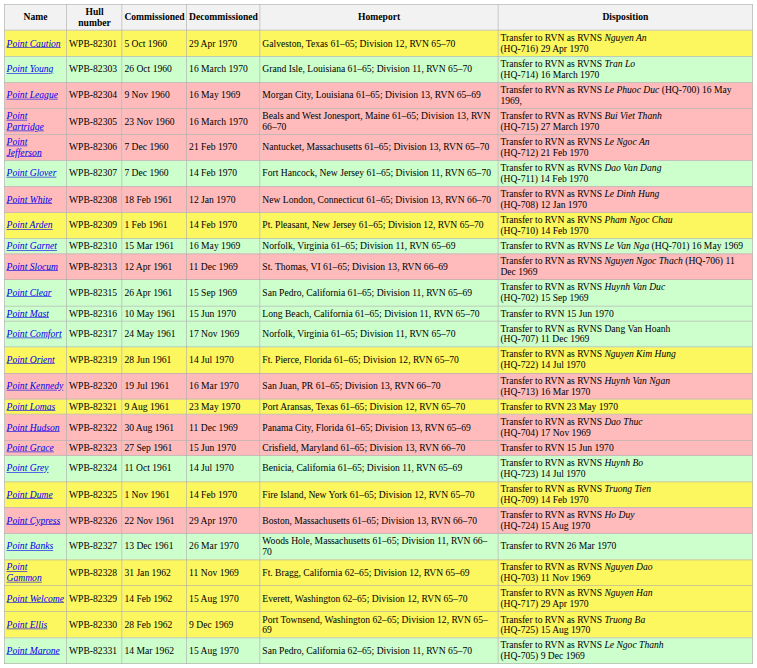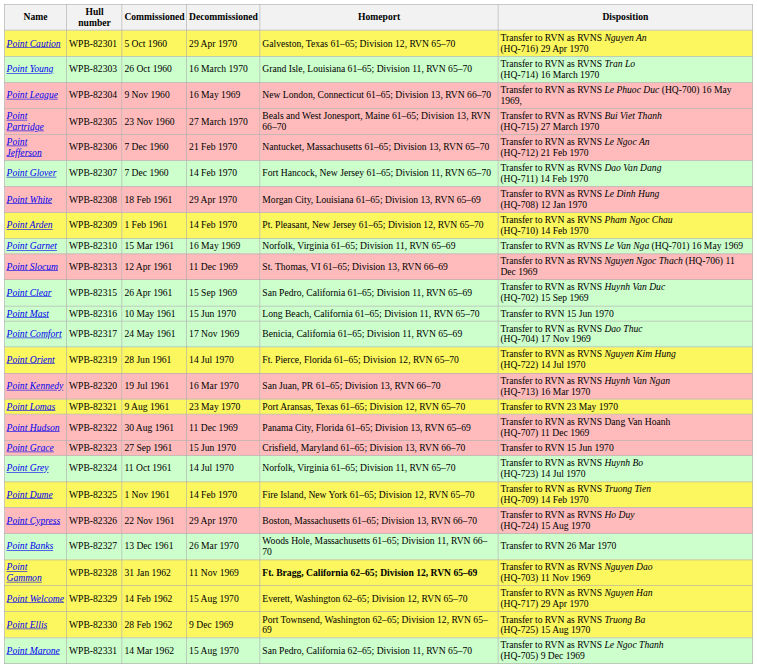(372, 95) Morgan City, Louisiana 61–65; Division 13, RVN 65–69 -> (377, 95) New London, Connecticut 61–65; Division 13, RVN 66–70
(218, 121) 16 March 1970 -> (218, 121) 27 March 1970
(212, 199) 12 Jan 1970 -> (213, 199) 29 Apr 1970
(377, 199) New London, Connecticut 61–65; Division 13, RVN 66–70 -> (372, 199) Morgan City, Louisiana 61–65; Division 13, RVN 65–69
(359, 334) Norfolk, Virginia 61–65; Division 11, RVN 65–70 -> (362, 334) Benicia, California 61–65; Division 11, RVN 65–69
(585, 334) Transfer to RVN as RVNS Dang Van Hoanh (HQ-707) 11 Dec 1969 -> (571, 334) Transfer to RVN as RVNS Dao Thuc (HQ-704) 17 Nov 1969
(571, 427) Transfer to RVN as RVNS Dao Thuc (HQ-704) 17 Nov 1969 -> (585, 427) Transfer to RVN as RVNS Dang Van Hoanh (HQ-707) 11 Dec 1969
(362, 468) Benicia, California 61–65; Division 11, RVN 65–69 -> (359, 468) Norfolk, Virginia 61–65; Division 11, RVN 65–70
(366, 572) normal -> (370, 572) bold
